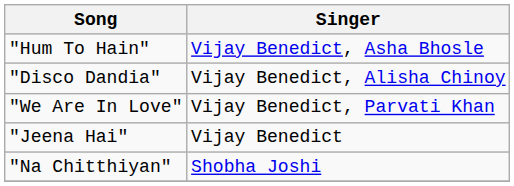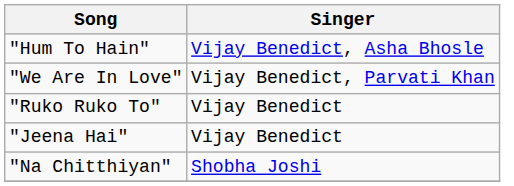- row: (85, 78)
+ row: (85, 108)
